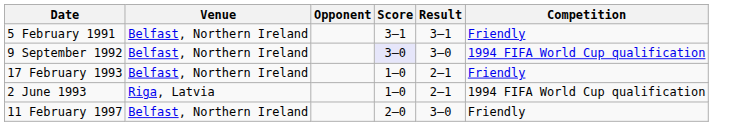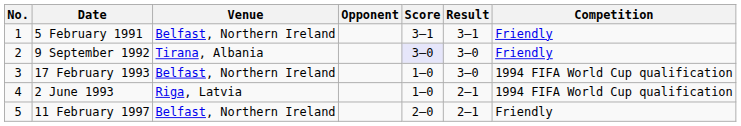+ column: (18, 14)
(218, 53) Belfast, Northern Ireland -> (210, 53) Tirana, Albania
(587, 53) 1994 FIFA World Cup qualification -> (524, 53) Friendly
(441, 73) 2–1 -> (468, 73) 3–0
(497, 73) Friendly -> (614, 73) 1994 FIFA World Cup qualification
(441, 112) 3–0 -> (468, 112) 2–1
